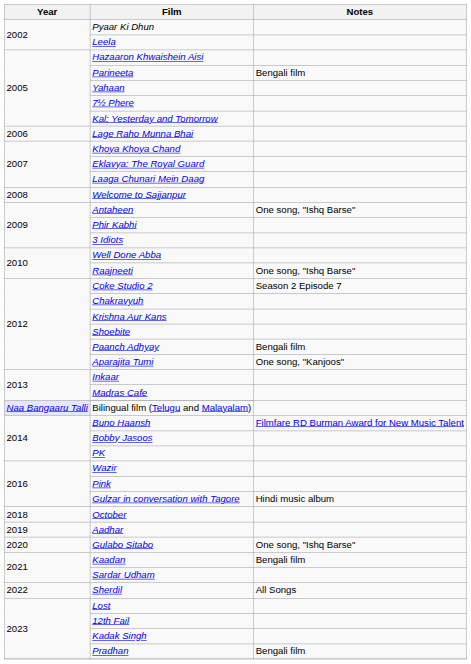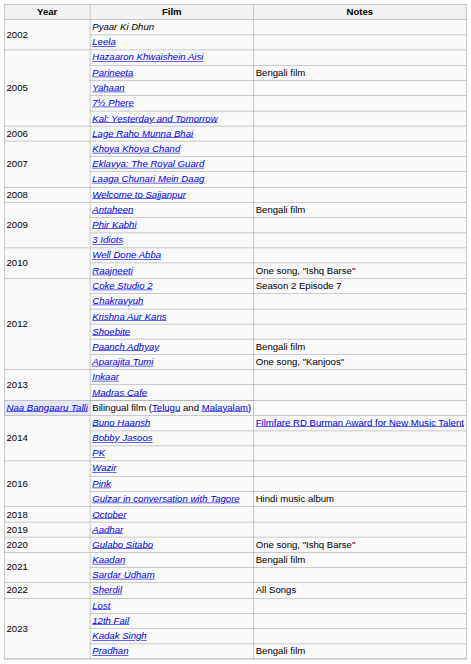(306, 210) One song, "Ishq Barse" -> (280, 210) Bengali film
